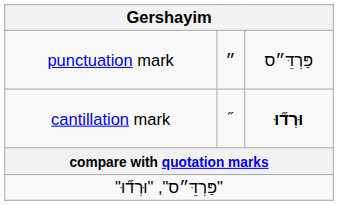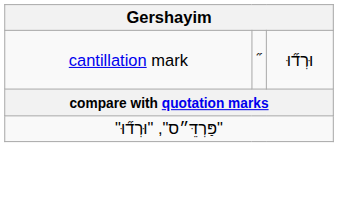- row: (111, 60)
(289, 118) bold -> (300, 60) normal
